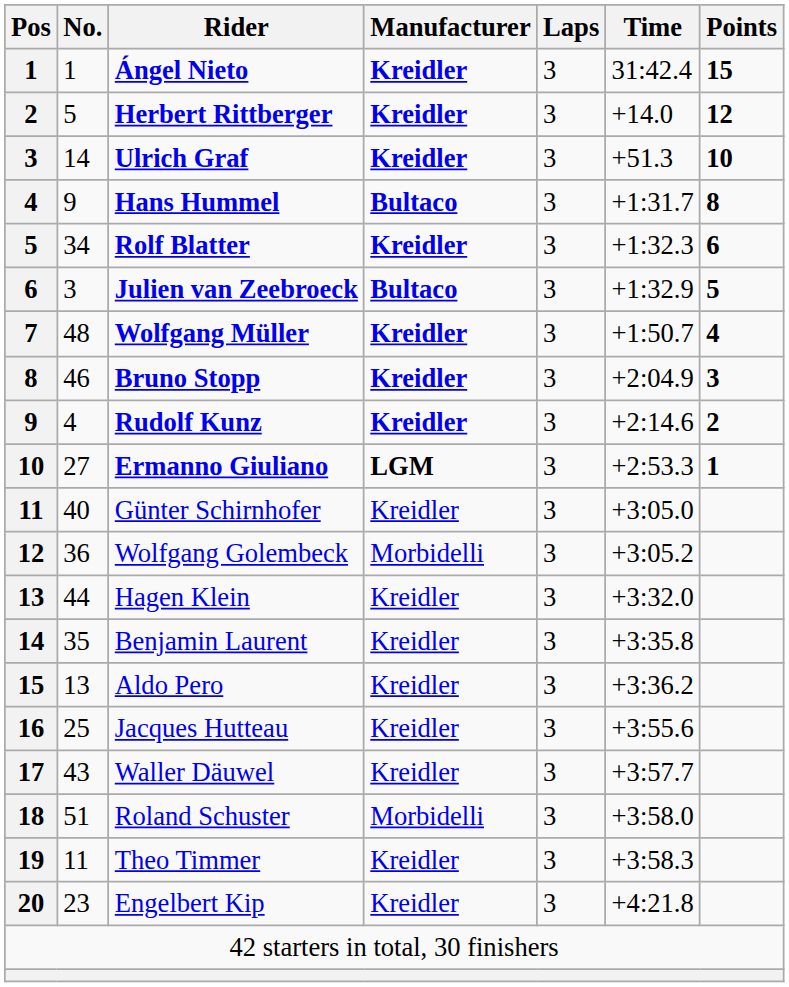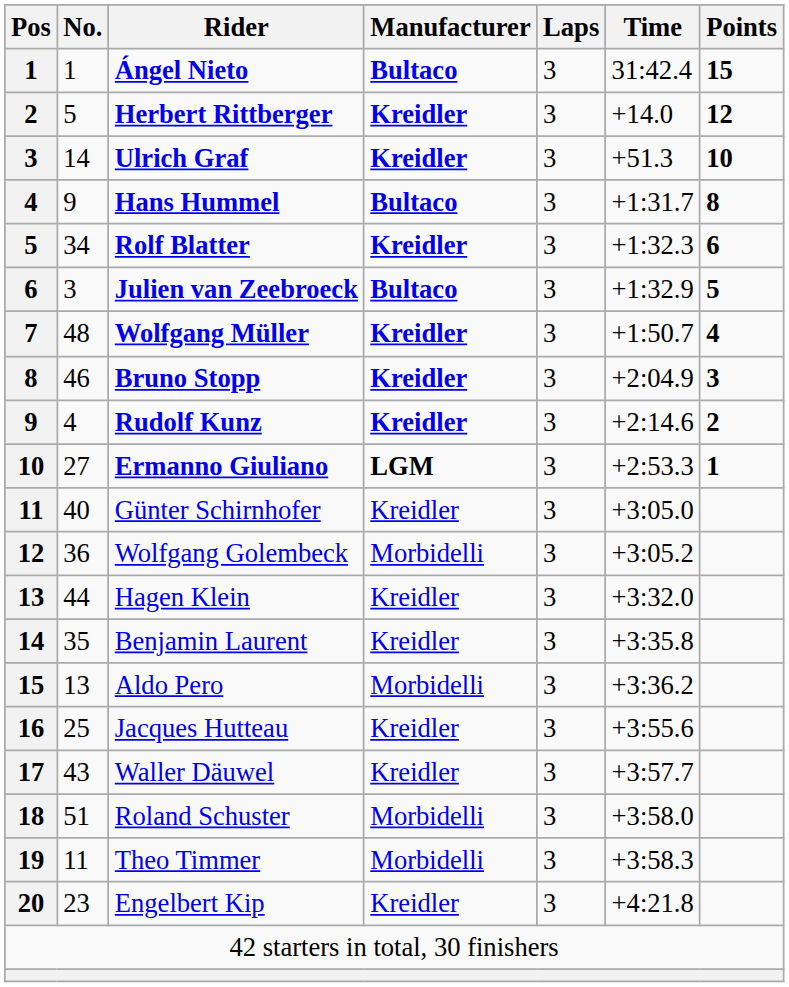(419, 70) Kreidler -> (414, 70) Bultaco
(415, 684) Kreidler -> (427, 684) Morbidelli
(415, 859) Kreidler -> (427, 859) Morbidelli
